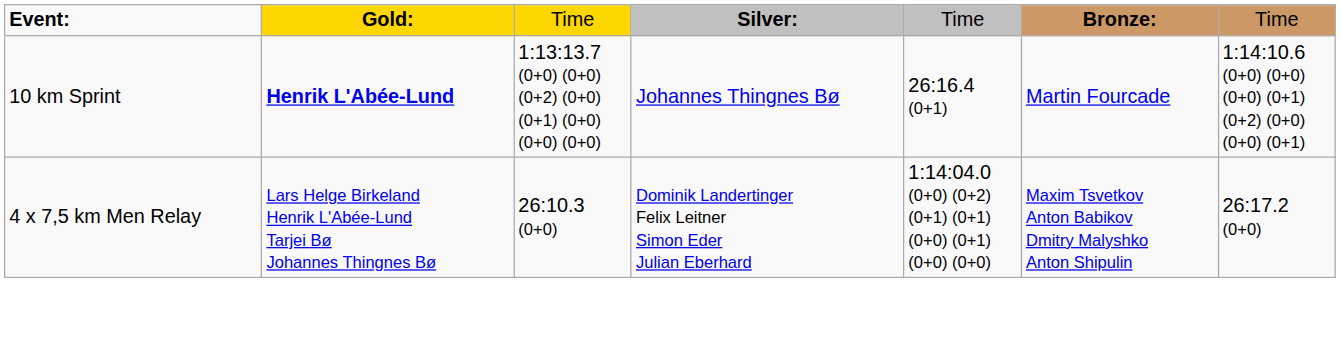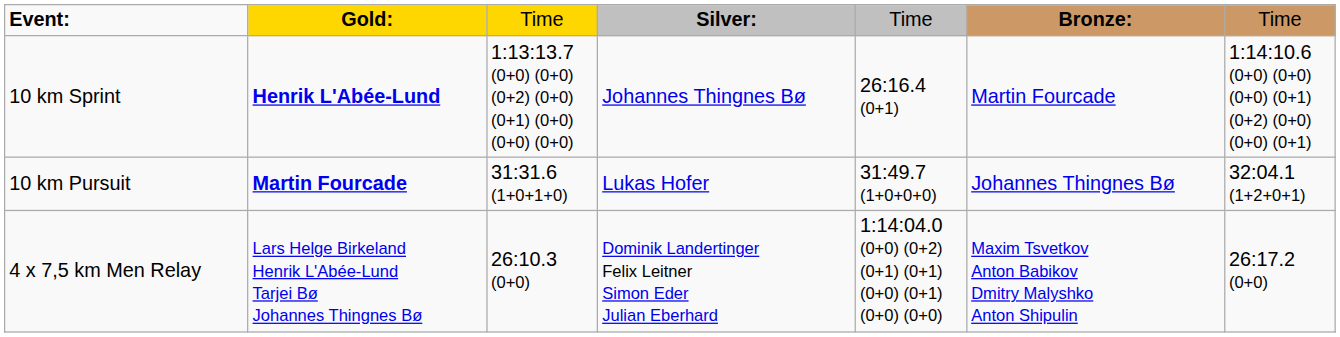+ row: (70, 183)
